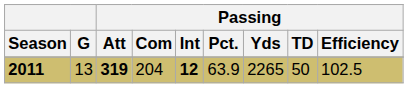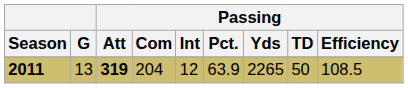(189, 69) bold -> (189, 69) normal
(342, 69) 102.5 -> (342, 69) 108.5
